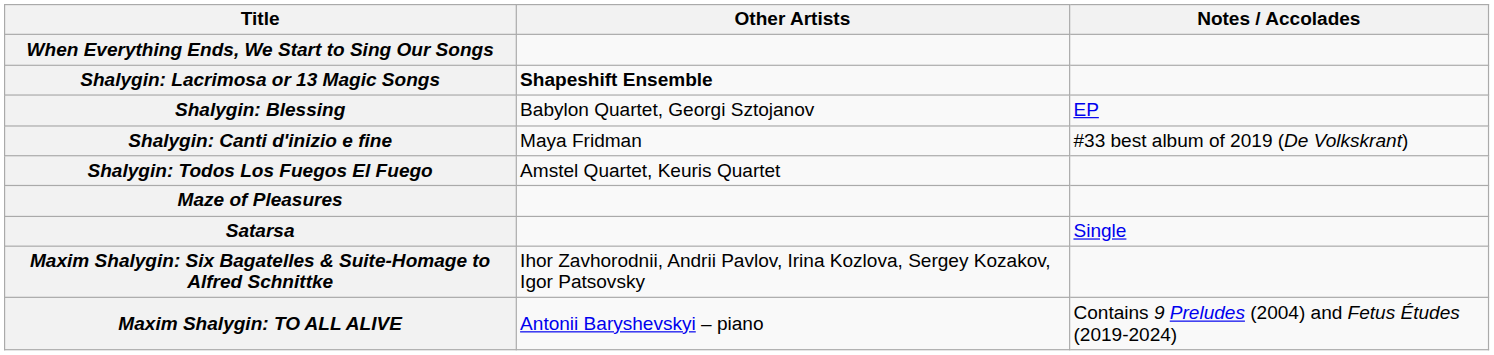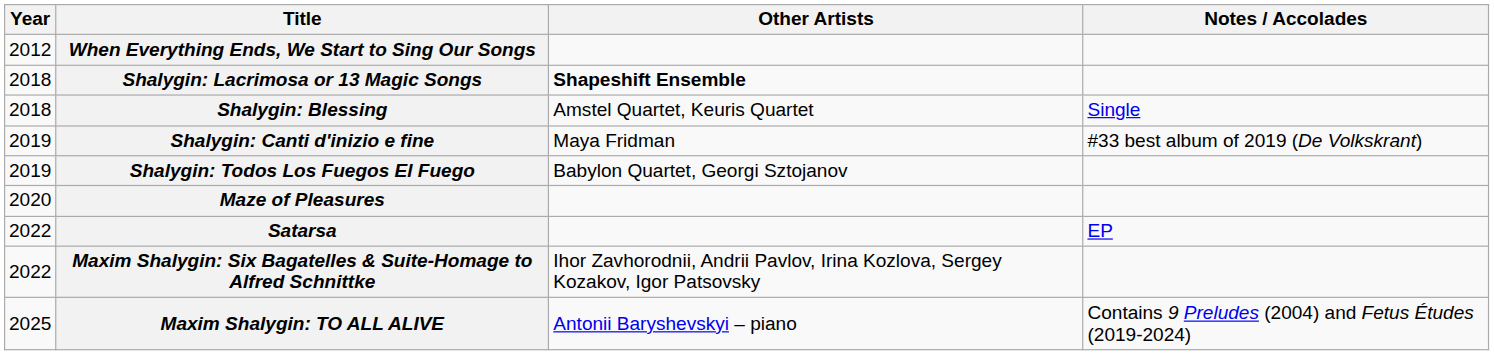+ column: (30, 19)
(667, 110) Babylon Quartet, Georgi Sztojanov -> (683, 110) Amstel Quartet, Keuris Quartet
(1086, 110) EP -> (1114, 110) Single
(650, 170) Amstel Quartet, Keuris Quartet -> (700, 170) Babylon Quartet, Georgi Sztojanov
(1100, 230) Single -> (1100, 230) EP
